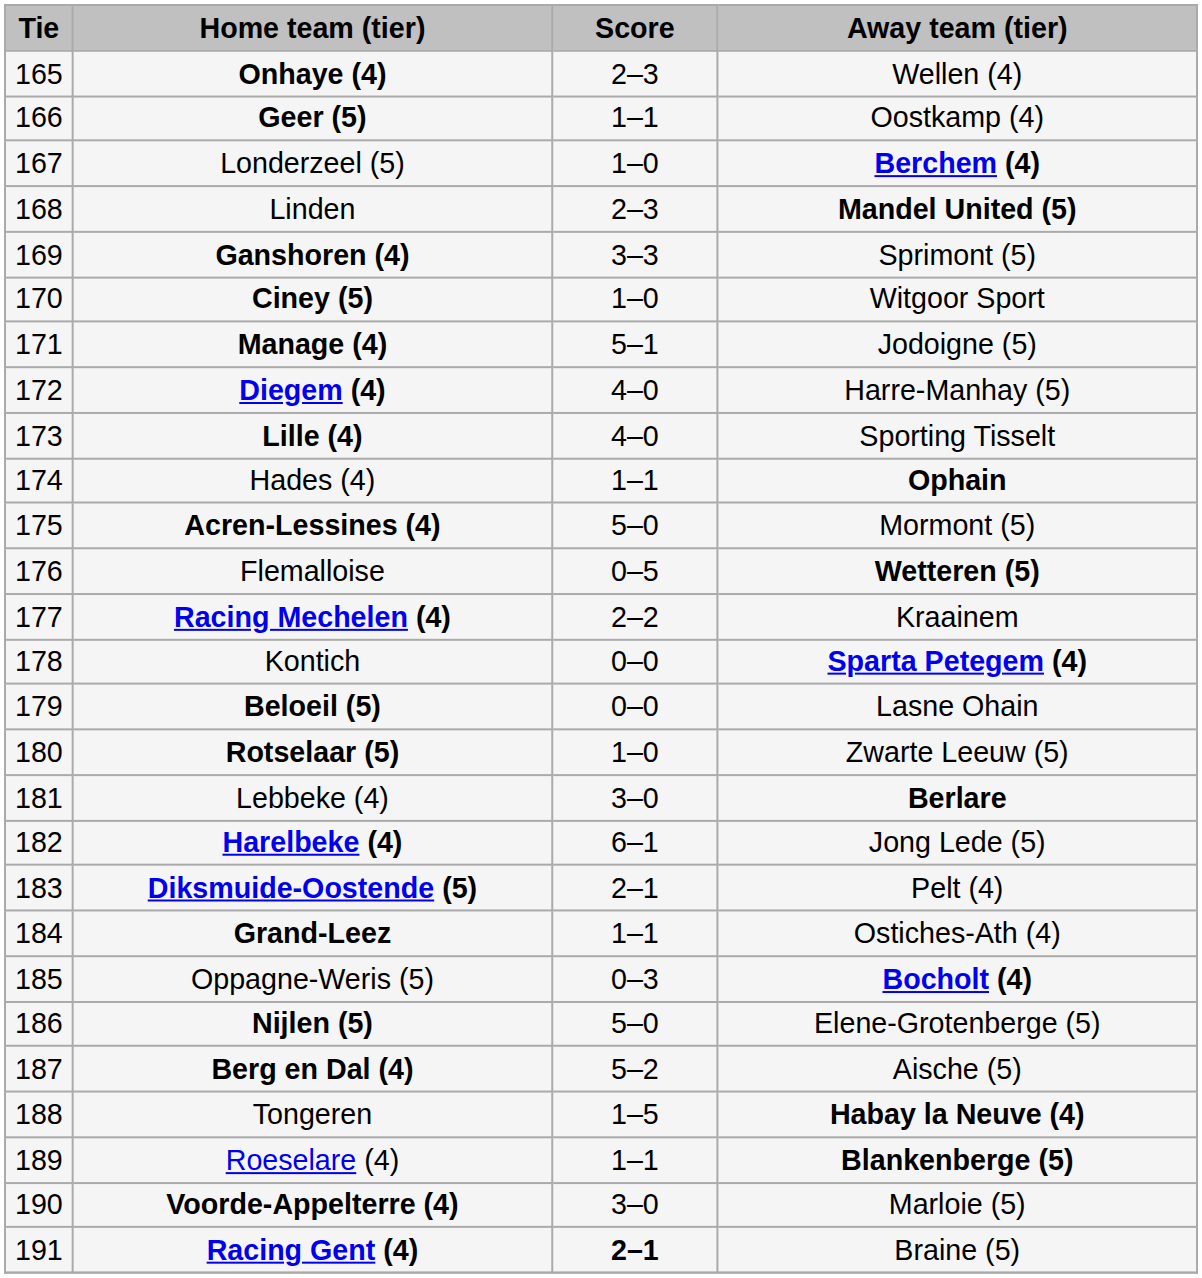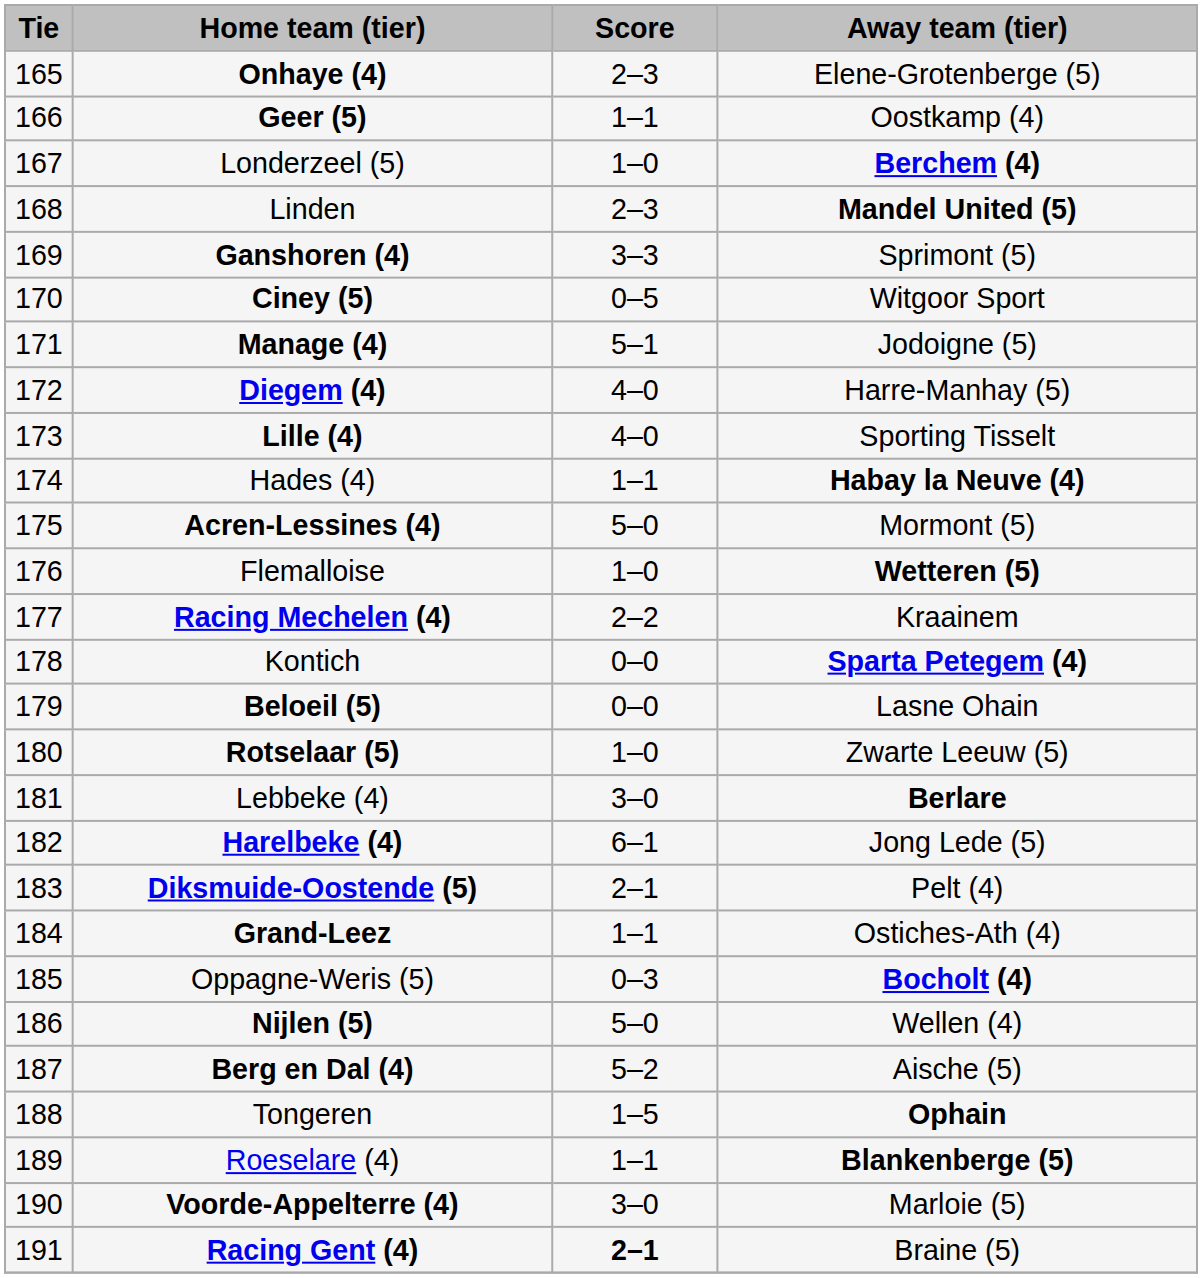(957, 73) Wellen (4) -> (957, 73) Elene-Grotenberge (5)
(635, 300) 1–0 -> (635, 300) 0–5
(957, 481) Ophain -> (957, 481) Habay la Neuve (4)
(635, 571) 0–5 -> (635, 571) 1–0
(957, 1024) Elene-Grotenberge (5) -> (957, 1024) Wellen (4)
(957, 1115) Habay la Neuve (4) -> (957, 1115) Ophain
